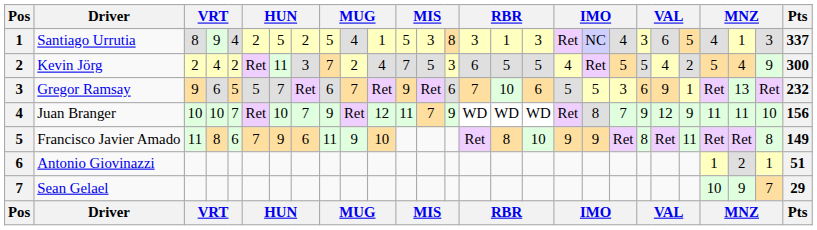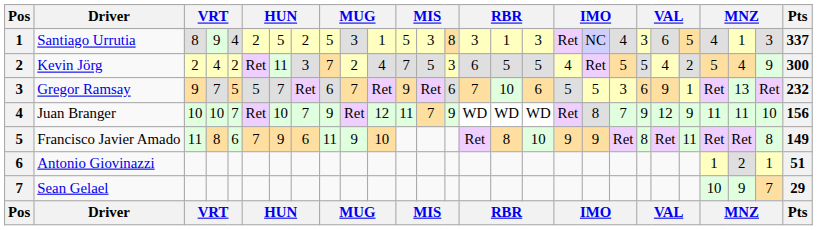(354, 40) 4 -> (354, 40) 3
(217, 89) 6 -> (217, 89) 7
